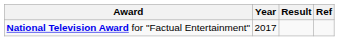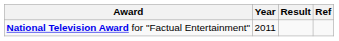(266, 28) 2017 -> (265, 28) 2011
